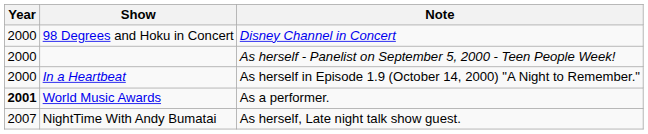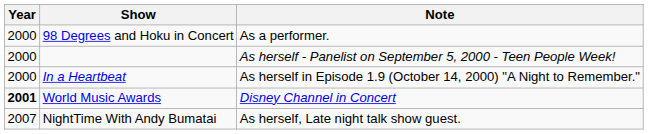(318, 35) Disney Channel in Concert -> (285, 35) As a performer.
(285, 98) As a performer. -> (318, 98) Disney Channel in Concert
